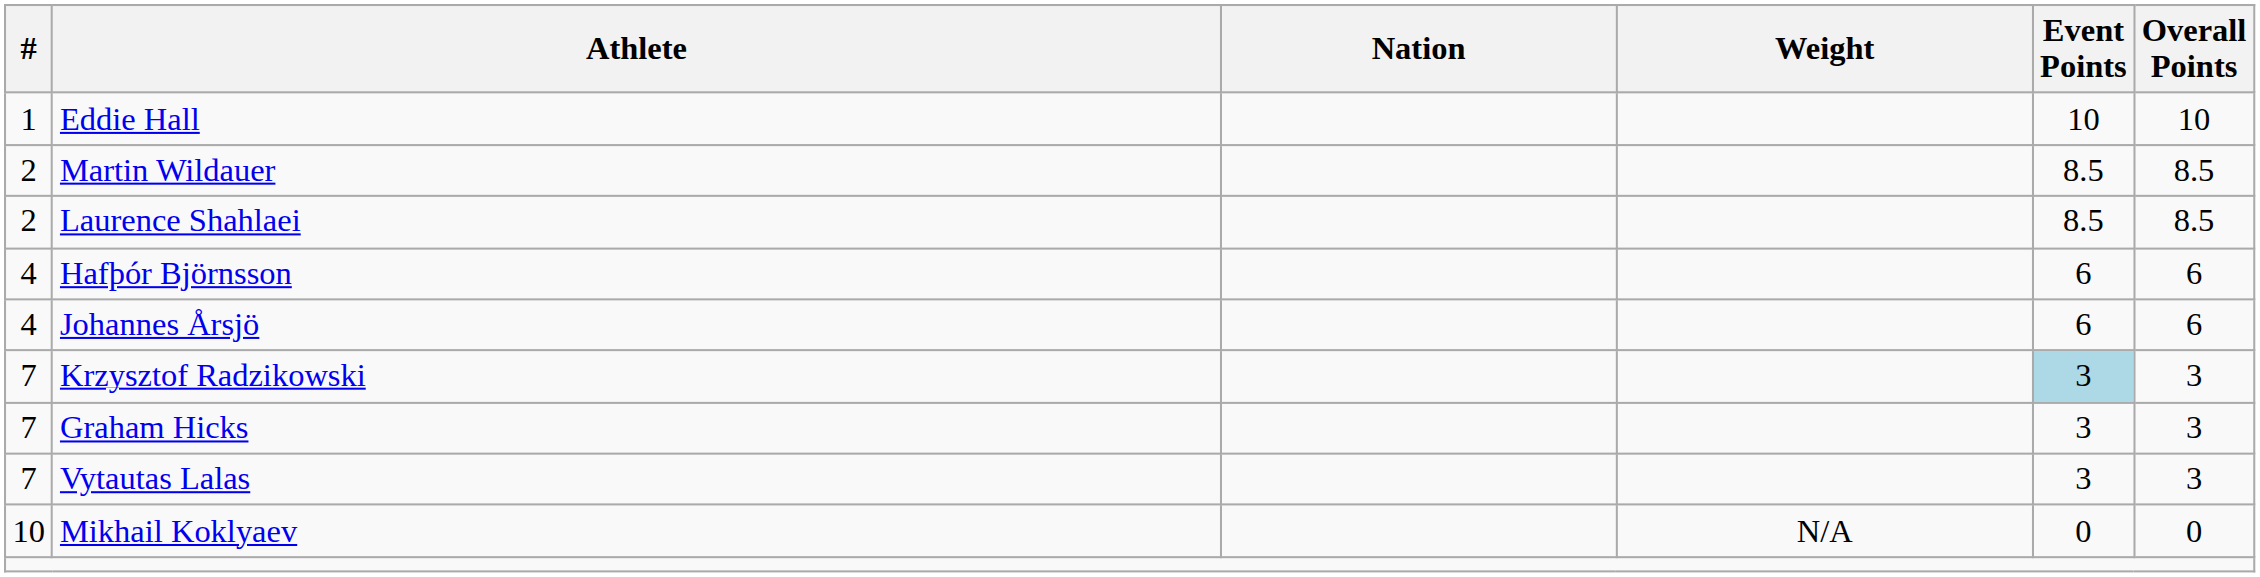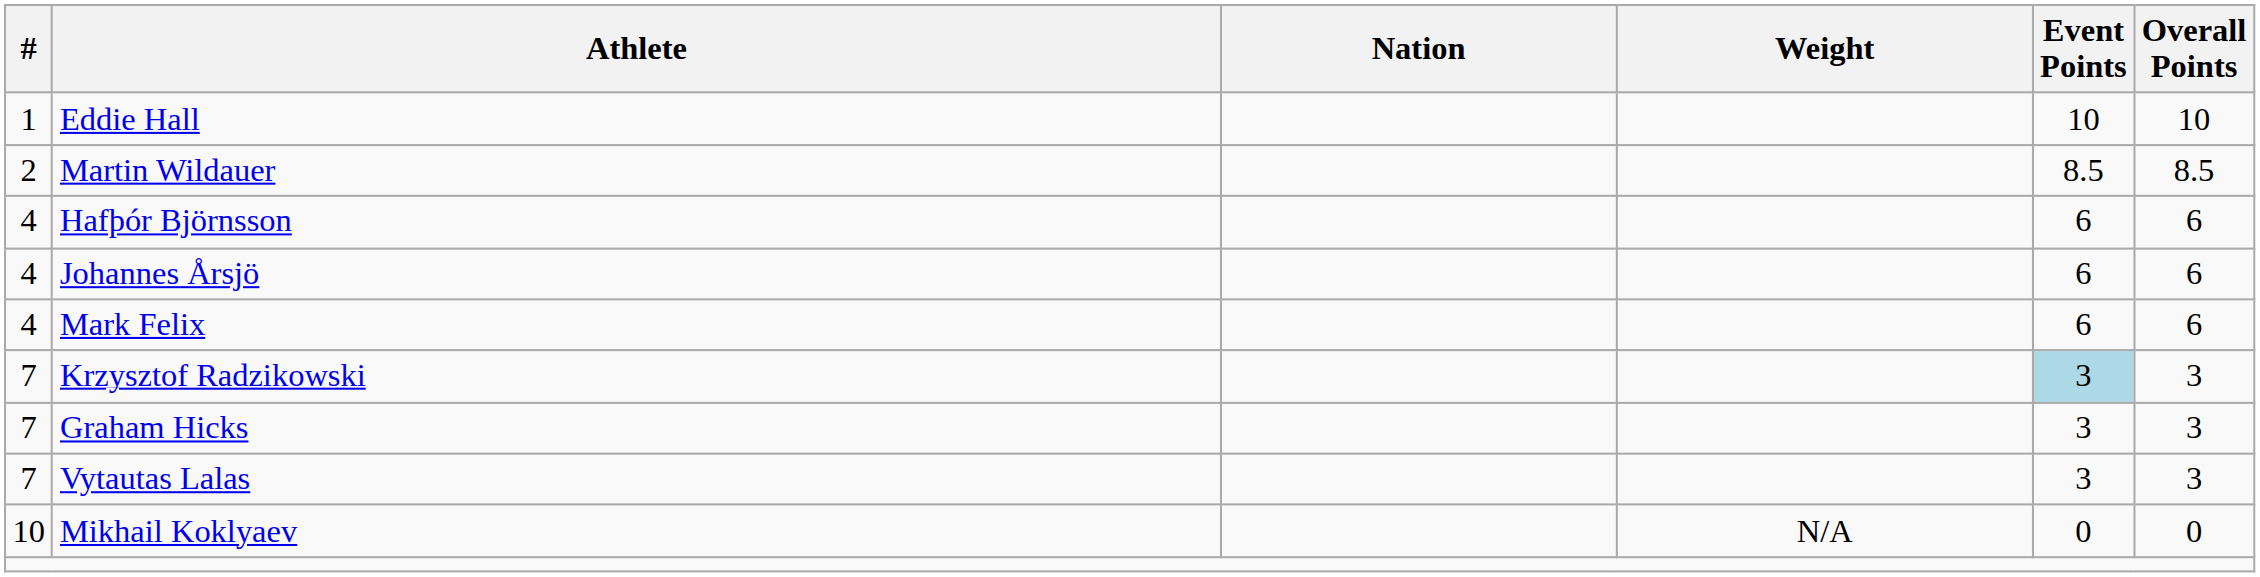- row: (180, 221)
+ row: (133, 324)
